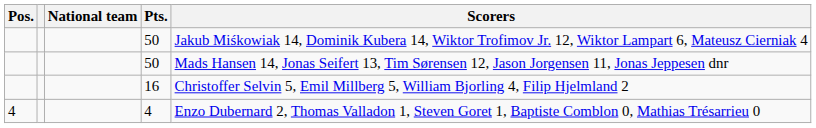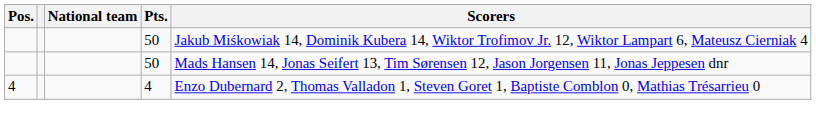- row: (21, 87)
